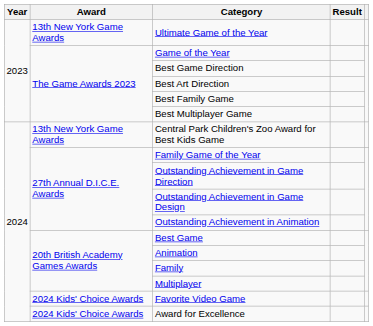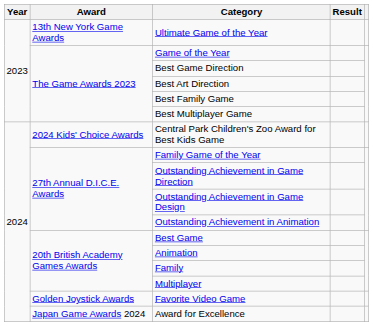(78, 134) 13th New York Game Awards -> (88, 134) 2024 Kids' Choice Awards
(88, 298) 2024 Kids' Choice Awards -> (83, 298) Golden Joystick Awards
(88, 314) 2024 Kids' Choice Awards -> (89, 314) Japan Game Awards 2024
